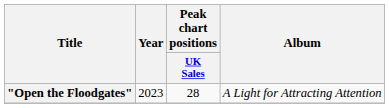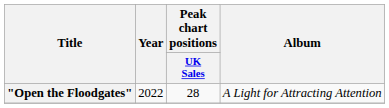(151, 93) 2023 -> (151, 93) 2022
